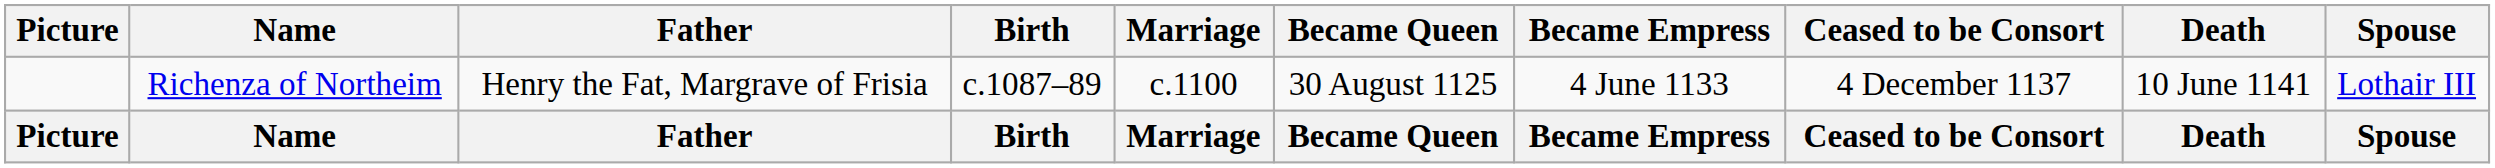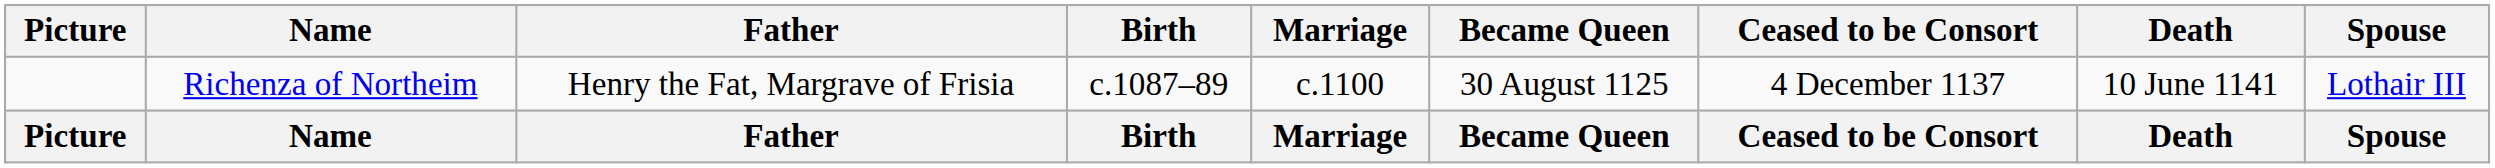- column: (1649, 30)
